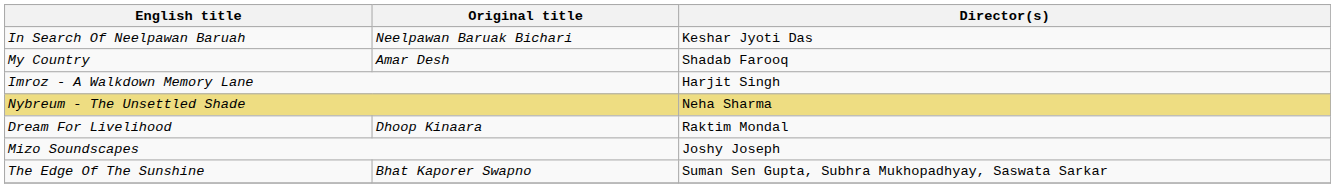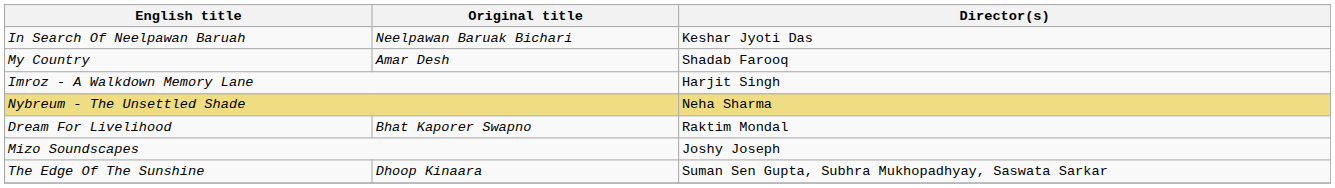(429, 127) Dhoop Kinaara -> (454, 127) Bhat Kaporer Swapno
(454, 171) Bhat Kaporer Swapno -> (429, 171) Dhoop Kinaara
